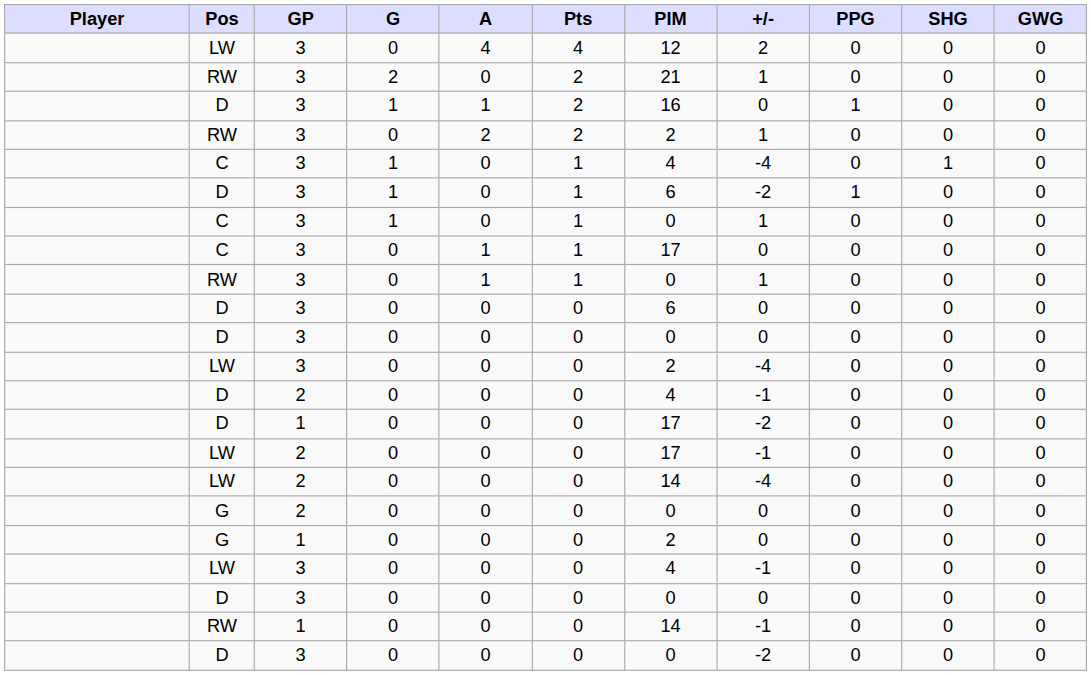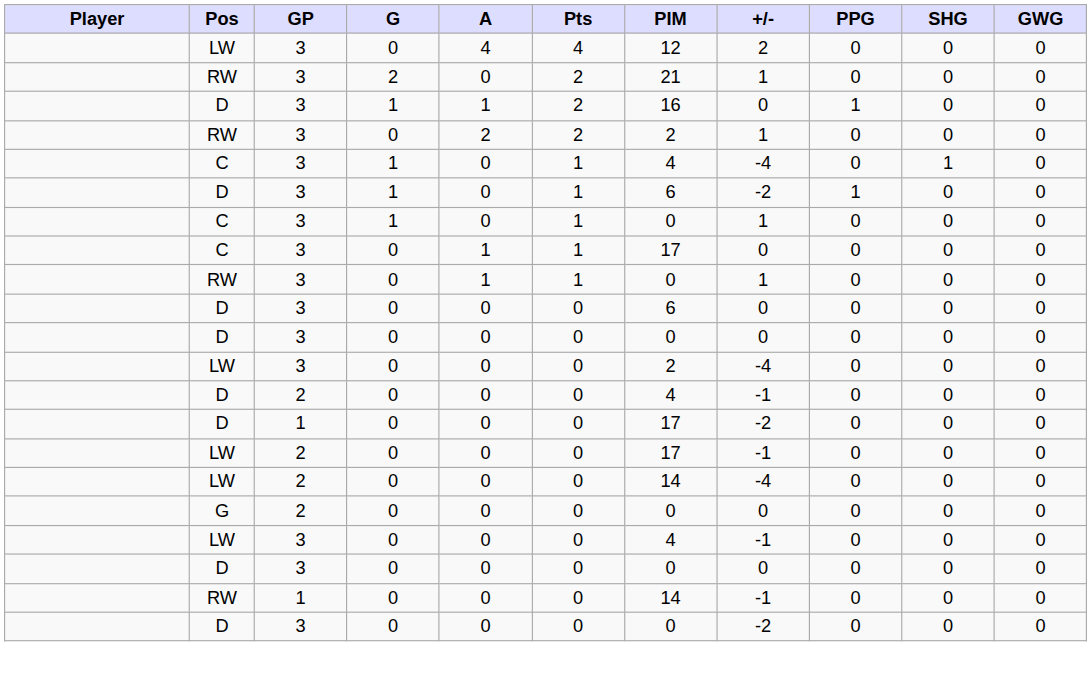- row: (222, 539)
